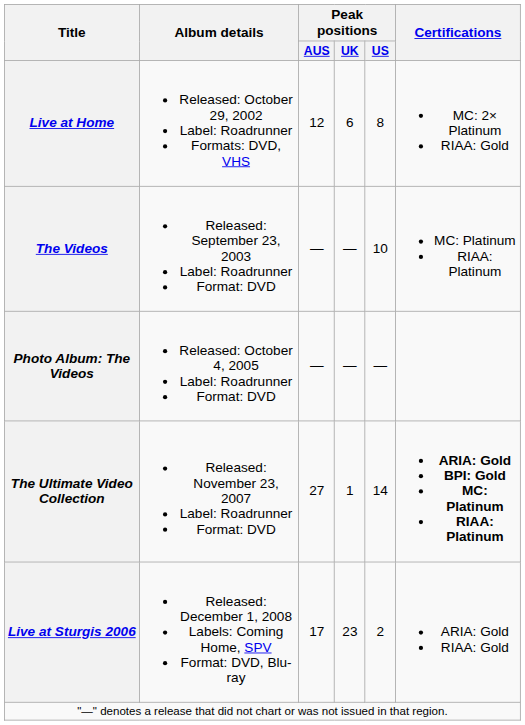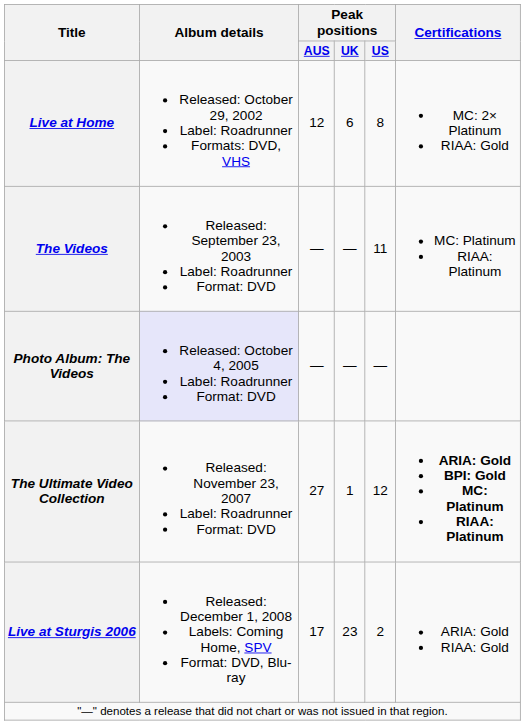(380, 248) 10 -> (380, 248) 11
(219, 374) no background -> (219, 374) lavender background
(380, 491) 14 -> (380, 491) 12
